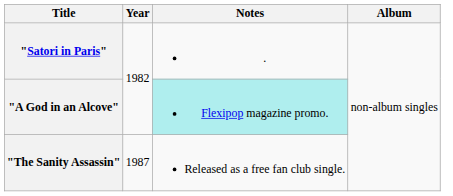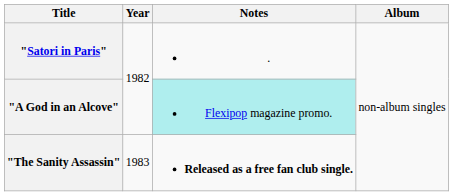(138, 162) 1987 -> (138, 162) 1983
(250, 169) normal -> (254, 169) bold
